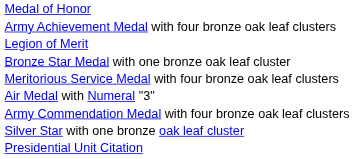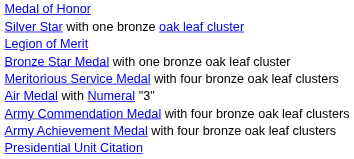rows swapped: (124, 131) <-> (170, 26)
